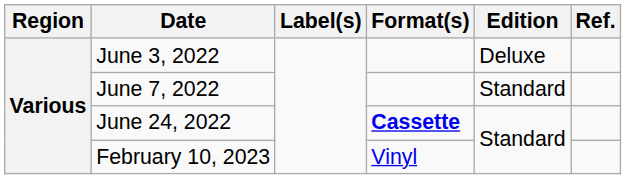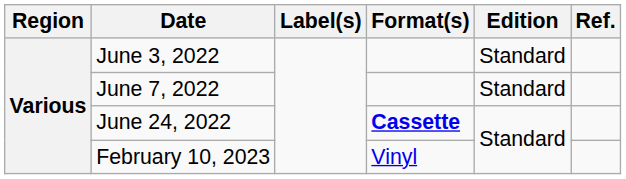(512, 55) Deluxe -> (522, 55) Standard
